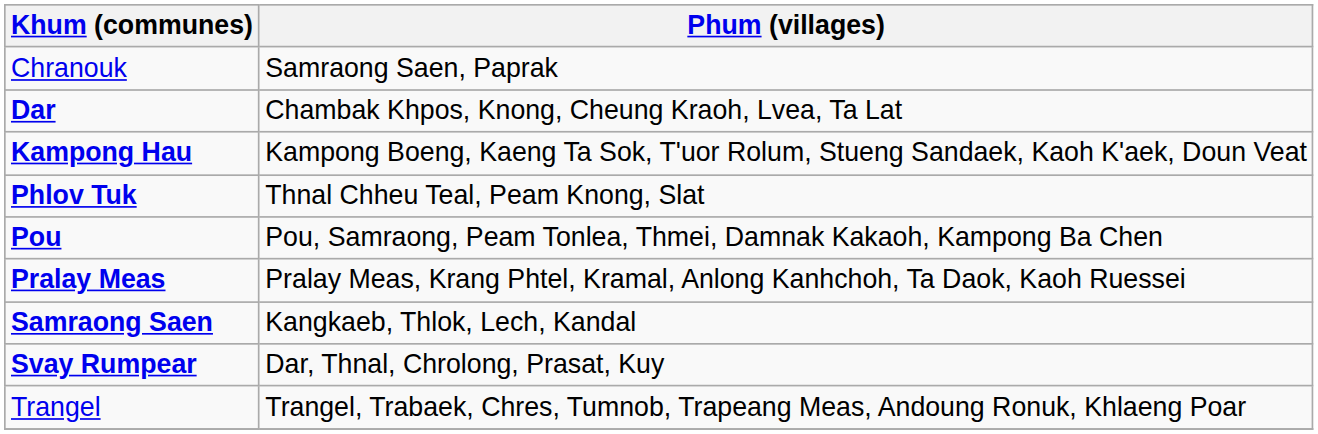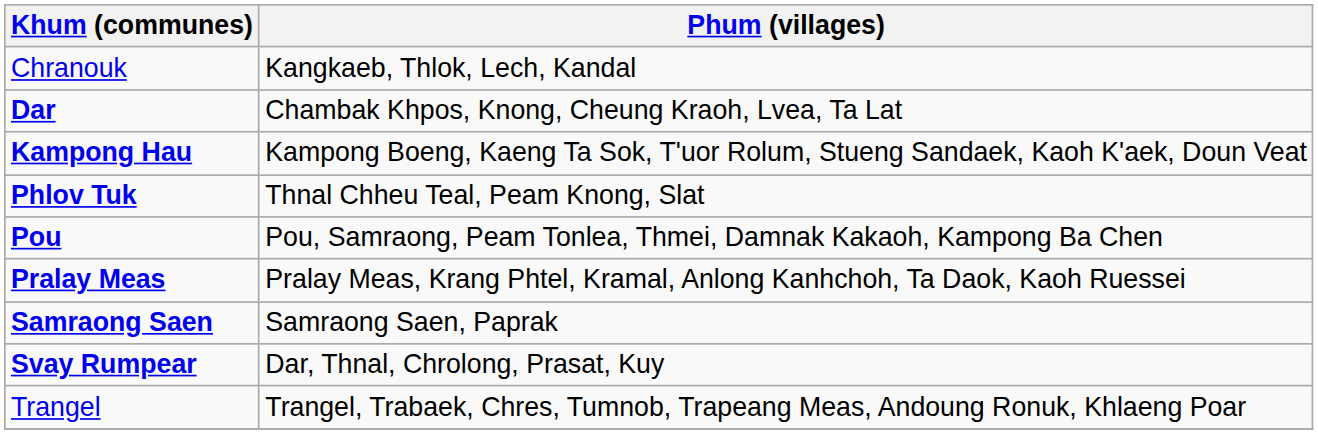(412, 68) Samraong Saen, Paprak -> (451, 68) Kangkaeb, Thlok, Lech, Kandal
(451, 322) Kangkaeb, Thlok, Lech, Kandal -> (412, 322) Samraong Saen, Paprak
